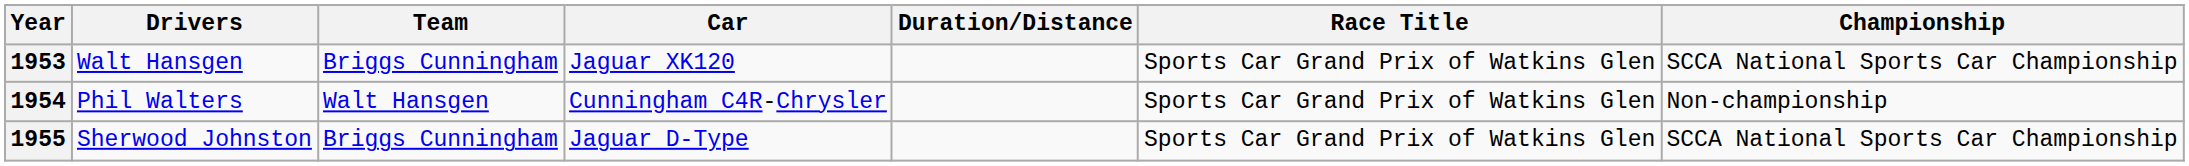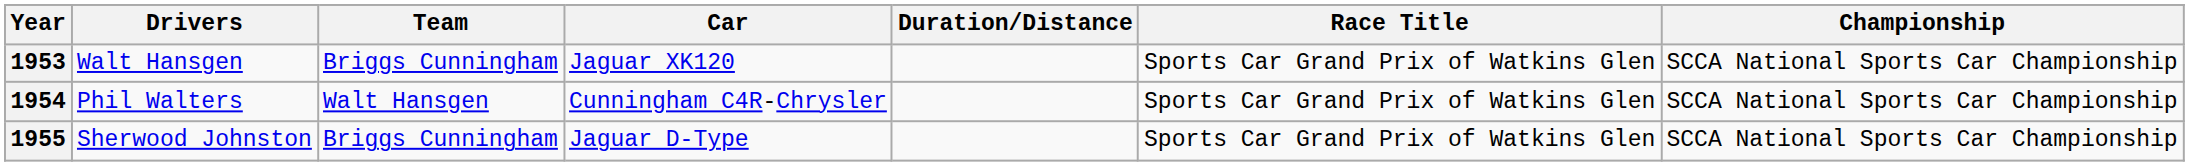(1777, 101) Non-championship -> (1922, 101) SCCA National Sports Car Championship
